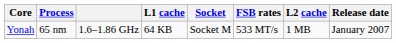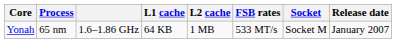columns swapped: (306, 13) <-> (210, 13)
